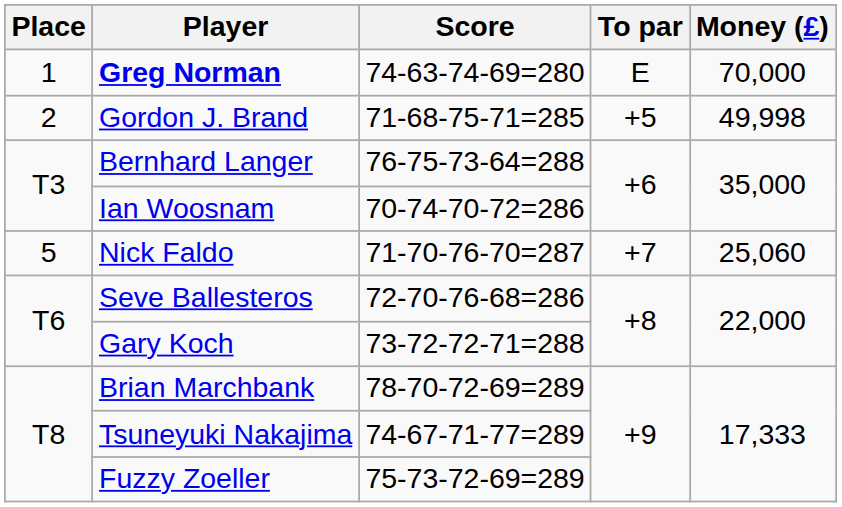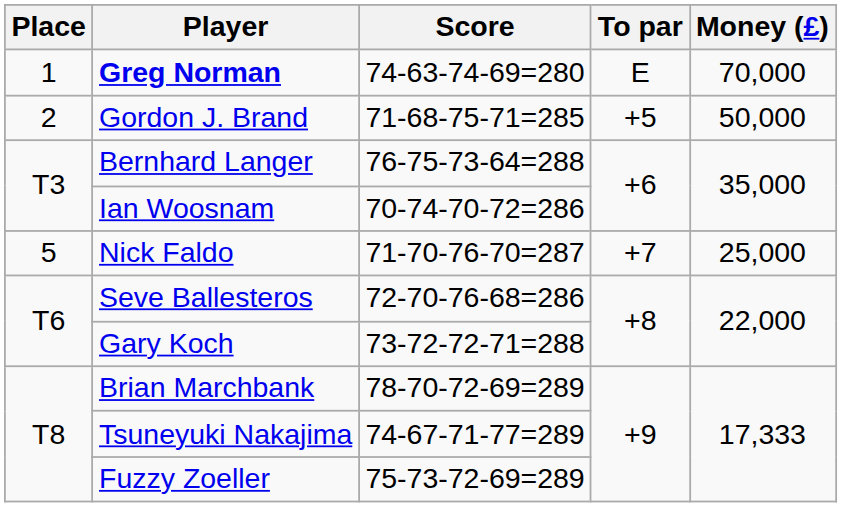(762, 117) 49,998 -> (762, 117) 50,000
(762, 252) 25,060 -> (762, 252) 25,000
